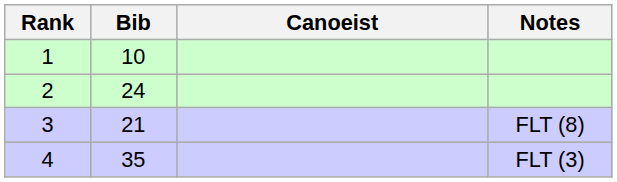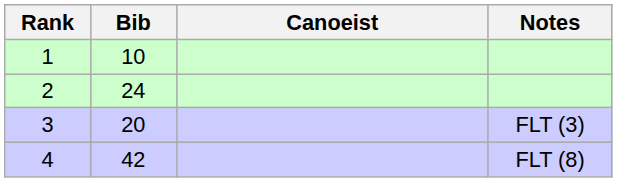(133, 125) 21 -> (133, 125) 20
(550, 125) FLT (8) -> (550, 125) FLT (3)
(133, 160) 35 -> (133, 160) 42
(550, 160) FLT (3) -> (550, 160) FLT (8)
